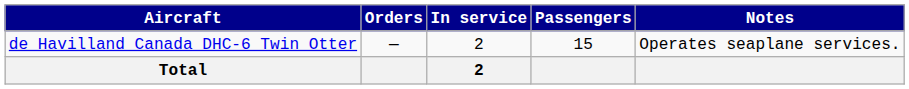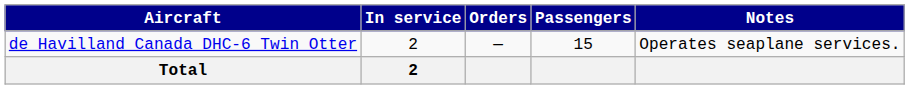columns swapped: (479, 18) <-> (394, 18)
